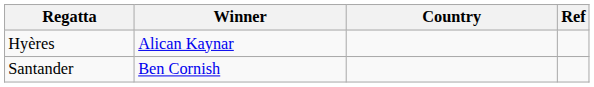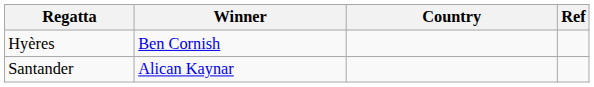(186, 43) Alican Kaynar -> (179, 43) Ben Cornish
(179, 69) Ben Cornish -> (186, 69) Alican Kaynar
